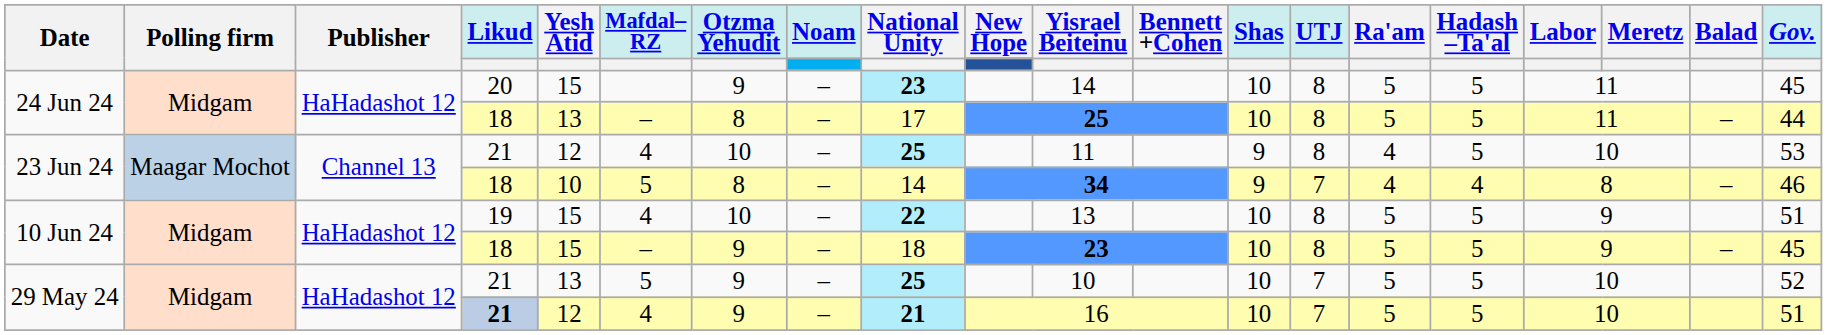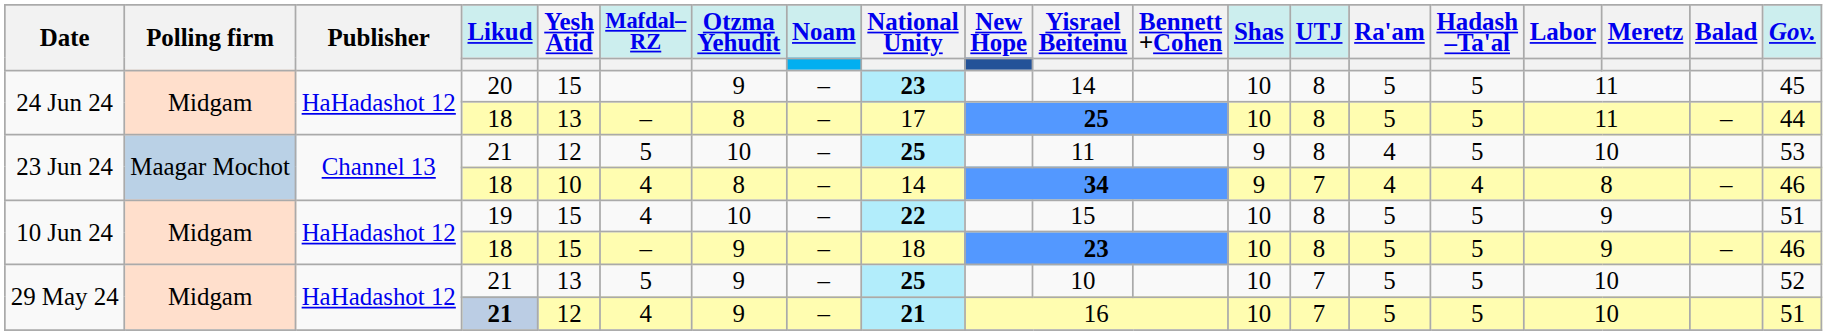(646, 151) 4 -> (646, 151) 5
(646, 184) 5 -> (646, 184) 4
(1083, 216) 13 -> (1083, 216) 15
(1792, 249) 45 -> (1792, 249) 46
